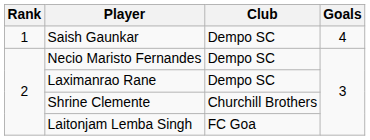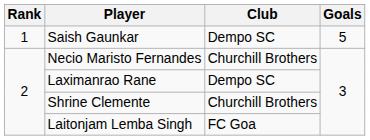(342, 37) 4 -> (342, 37) 5
(241, 59) Dempo SC -> (262, 59) Churchill Brothers
